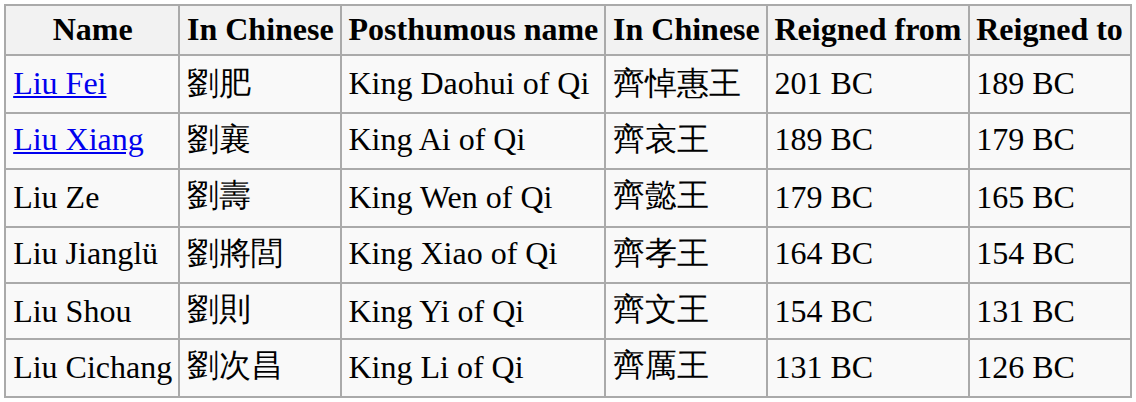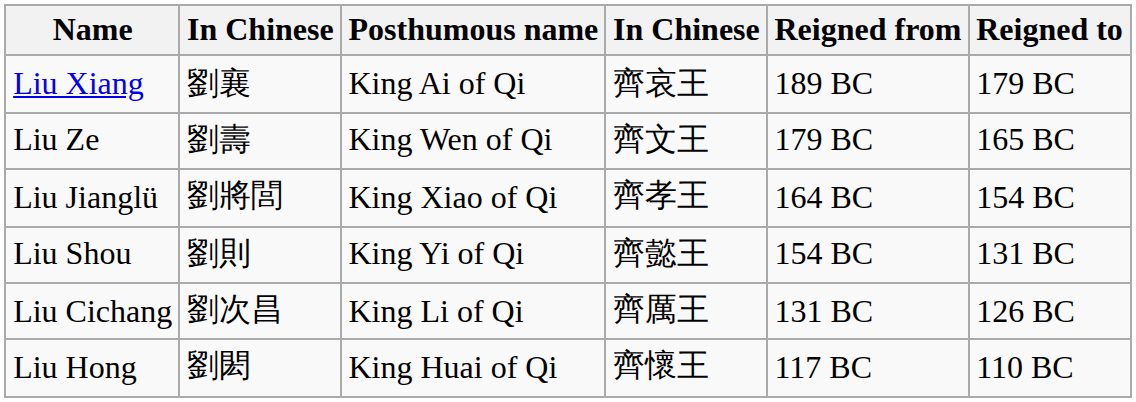- row: (60, 83)
(661, 196) 齊懿王 -> (661, 139) 齊文王
(661, 309) 齊文王 -> (661, 252) 齊懿王
+ row: (75, 367)
